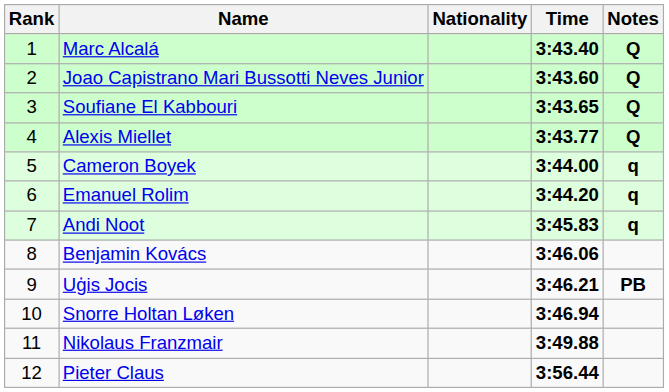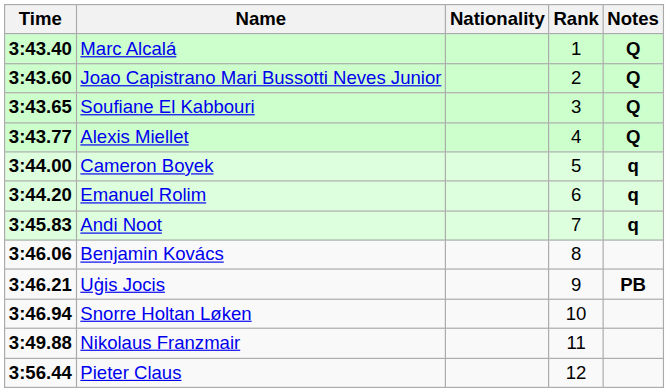columns swapped: (32, 19) <-> (567, 19)
